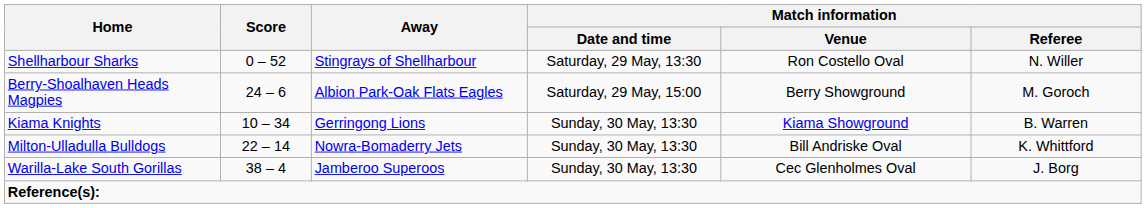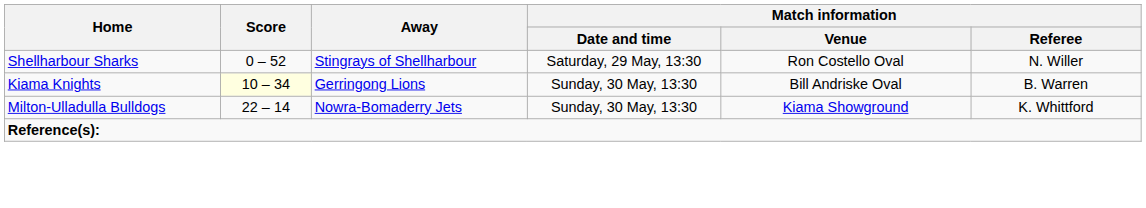- row: (88, 92)
(266, 123) no background -> (266, 84) lightyellow background
(846, 123) Kiama Showground -> (846, 84) Bill Andriske Oval
(846, 146) Bill Andriske Oval -> (846, 107) Kiama Showground
- row: (95, 169)
